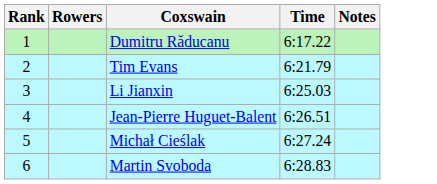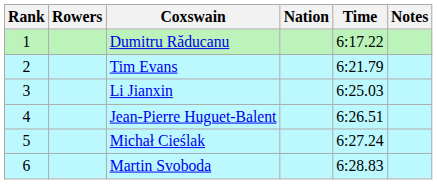+ column: (306, 16)
